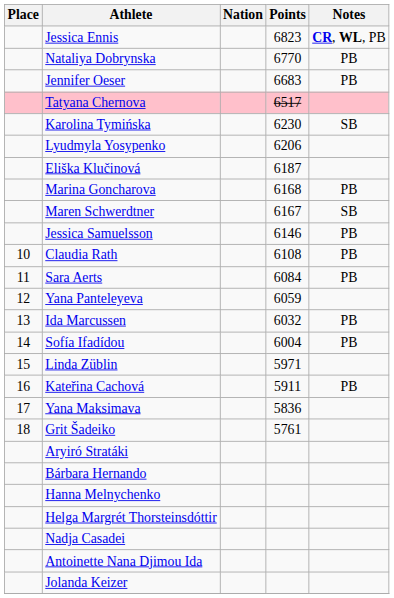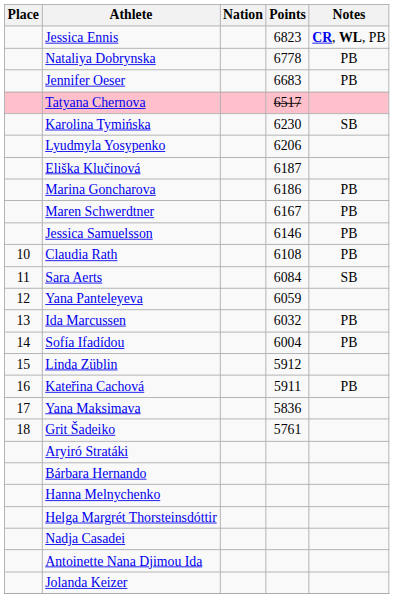(288, 59) 6770 -> (288, 59) 6778
(288, 189) 6168 -> (288, 189) 6186
(349, 211) SB -> (349, 211) PB
(349, 277) PB -> (349, 277) SB
(288, 364) 5971 -> (288, 364) 5912
